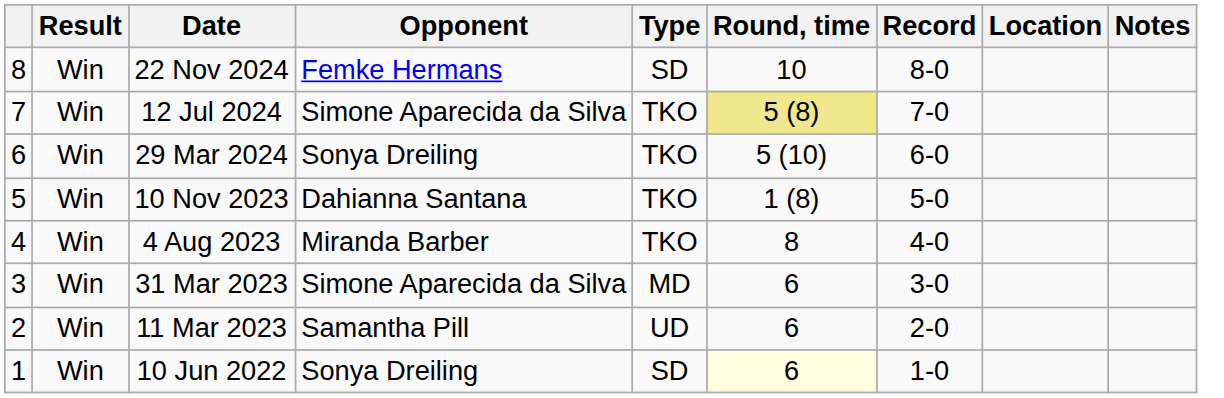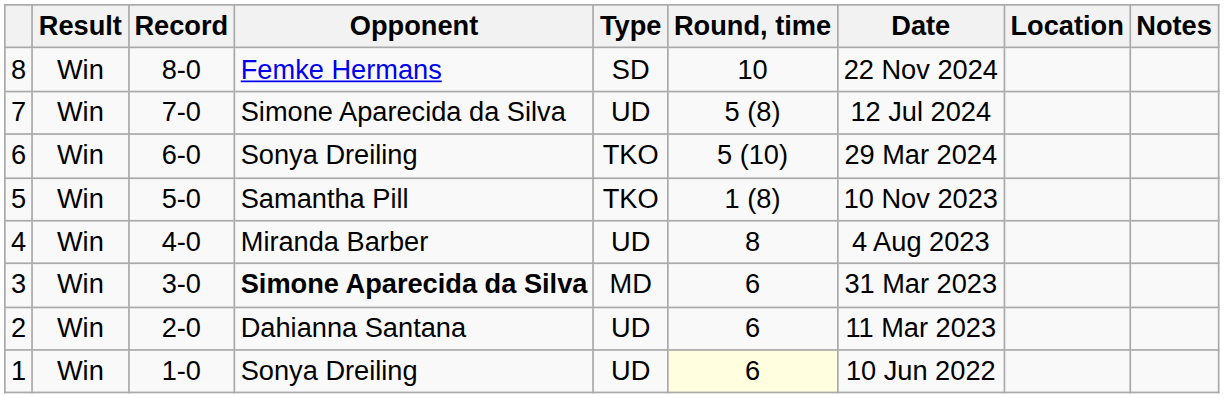columns swapped: (929, 26) <-> (212, 26)
(670, 112) TKO -> (631, 112) UD
(791, 112) khaki background -> (753, 112) no background
(414, 198) Dahianna Santana -> (325, 198) Samantha Pill
(670, 241) TKO -> (631, 241) UD
(464, 284) normal -> (414, 284) bold
(385, 328) Samantha Pill -> (353, 328) Dahianna Santana
(670, 371) SD -> (631, 371) UD
